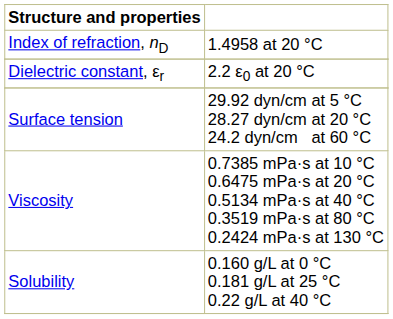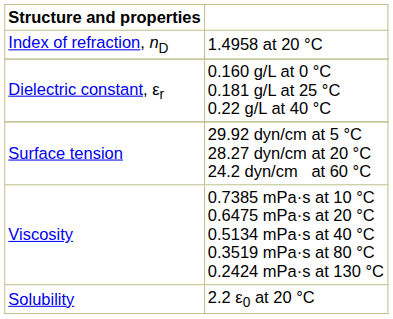(261, 74) 2.2 ε0 at 20 °C -> (274, 90) 0.160 g/L at 0 °C 0.181 g/L at 25 °C 0.22 g/L at 40 °C
(274, 282) 0.160 g/L at 0 °C 0.181 g/L at 25 °C 0.22 g/L at 40 °C -> (261, 299) 2.2 ε0 at 20 °C
